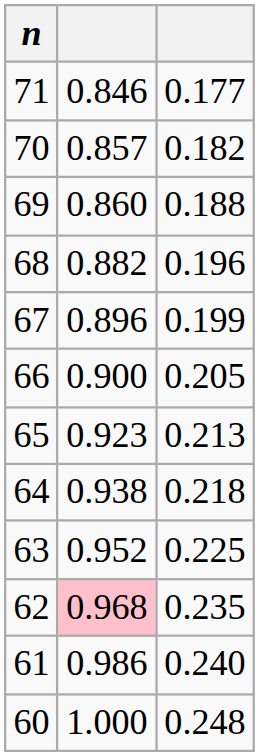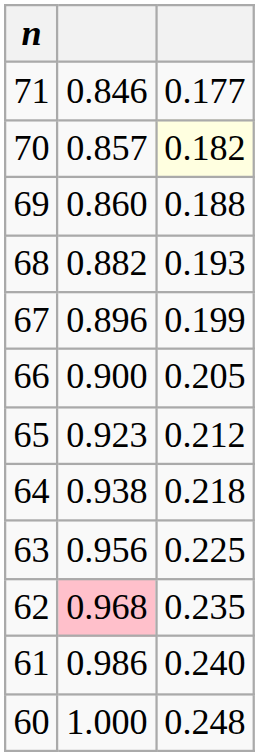(205, 147) no background -> (205, 147) lightyellow background
(205, 262) 0.196 -> (205, 262) 0.193
(205, 434) 0.213 -> (205, 434) 0.212
(107, 549) 0.952 -> (107, 549) 0.956
